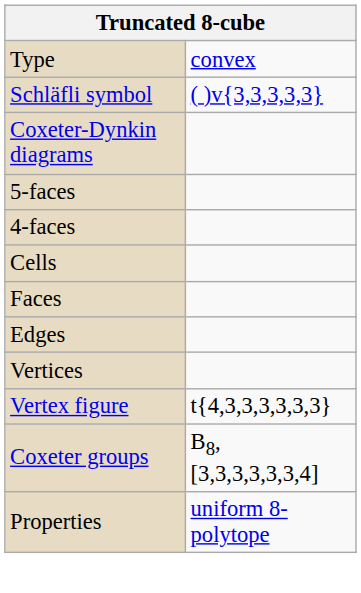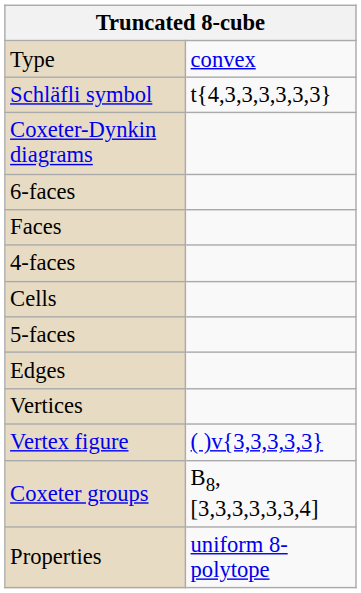(257, 94) ( )v{3,3,3,3,3} -> (261, 94) t{4,3,3,3,3,3,3}
+ row: (43, 191)
rows swapped: (43, 191) <-> (36, 298)
(261, 406) t{4,3,3,3,3,3,3} -> (257, 441) ( )v{3,3,3,3,3}
